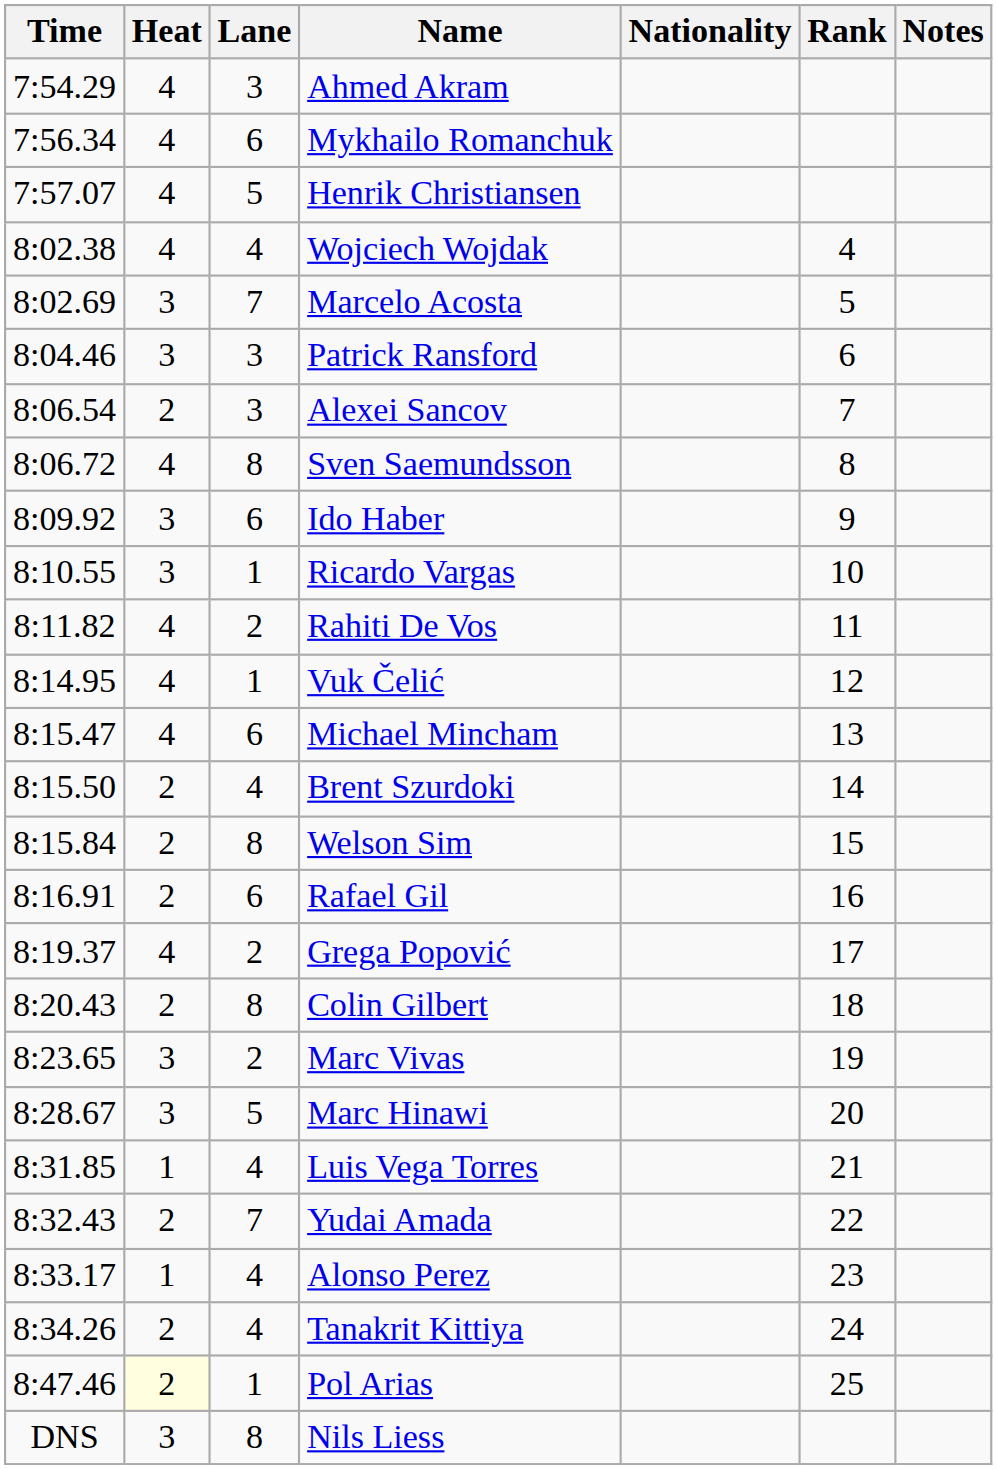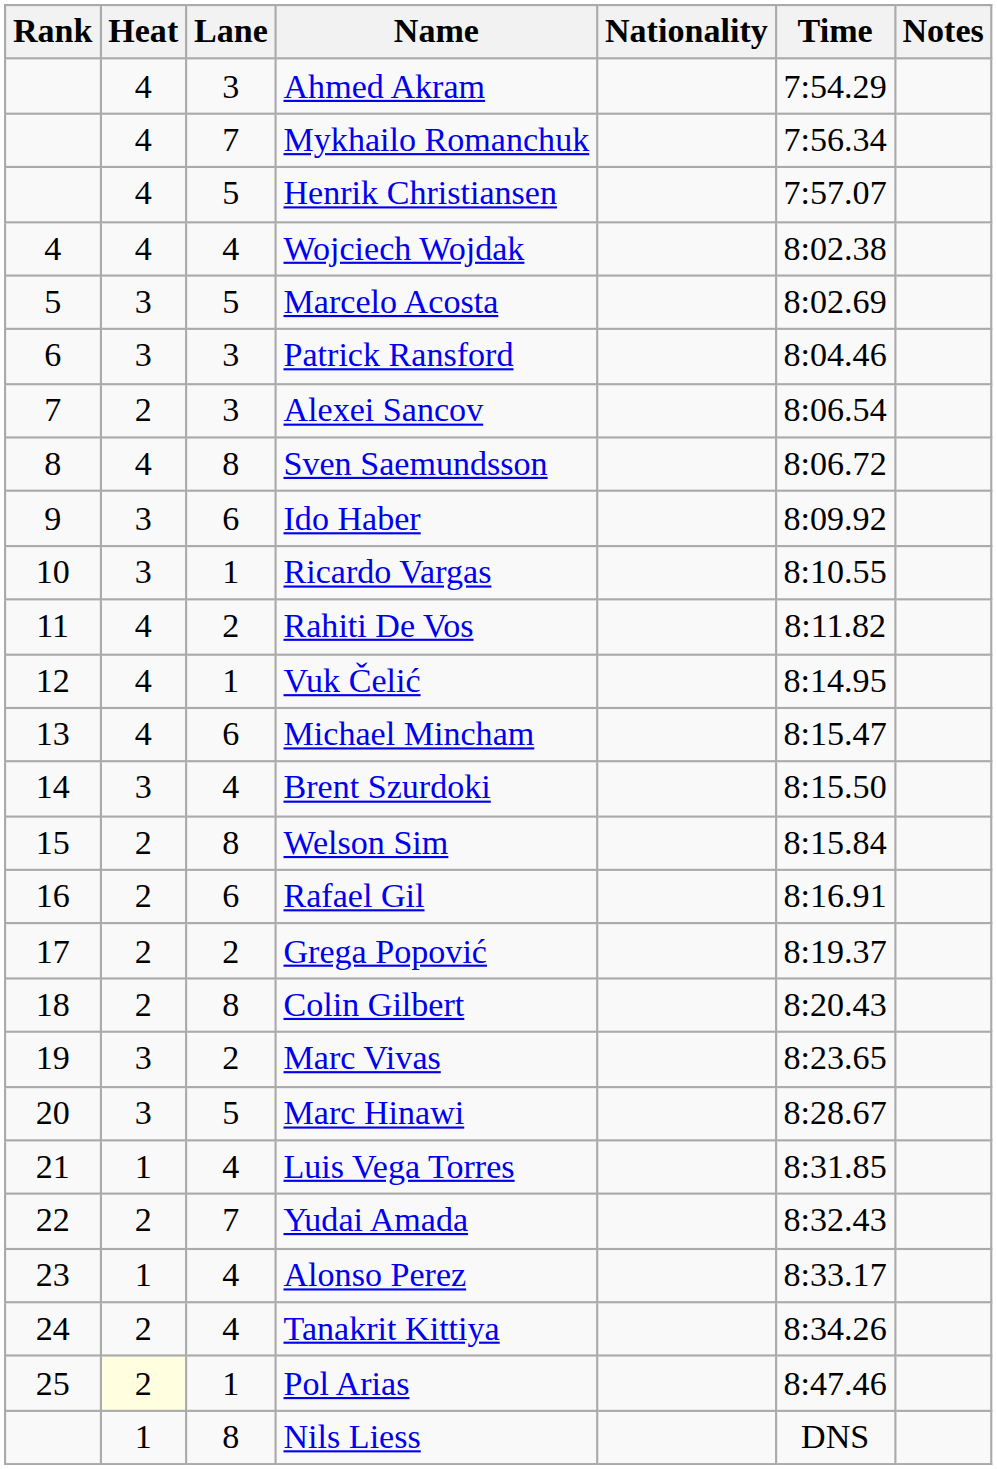columns swapped: (847, 31) <-> (65, 31)
(254, 139) 6 -> (231, 139) 7
(254, 301) 7 -> (231, 301) 5
(167, 788) 2 -> (143, 788) 3
(167, 950) 4 -> (143, 950) 2
(167, 1436) 3 -> (143, 1436) 1
